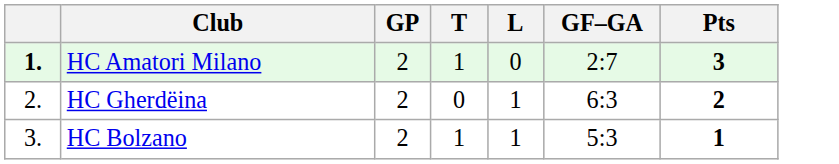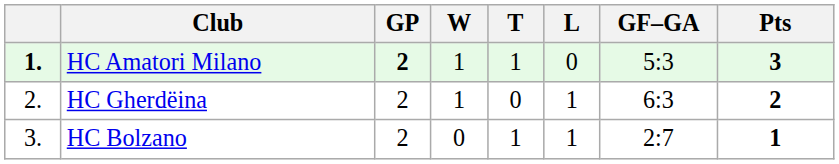+ column: (459, 23)
(403, 61) normal -> (403, 61) bold
(602, 61) 2:7 -> (658, 61) 5:3
(602, 138) 5:3 -> (658, 138) 2:7
